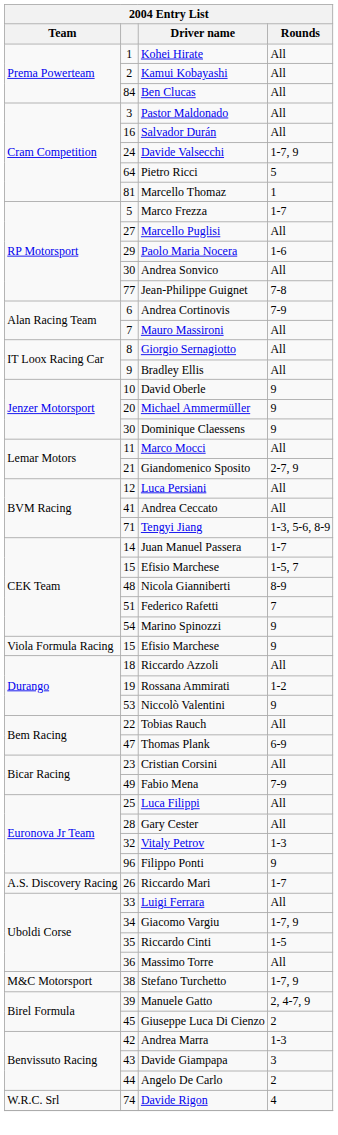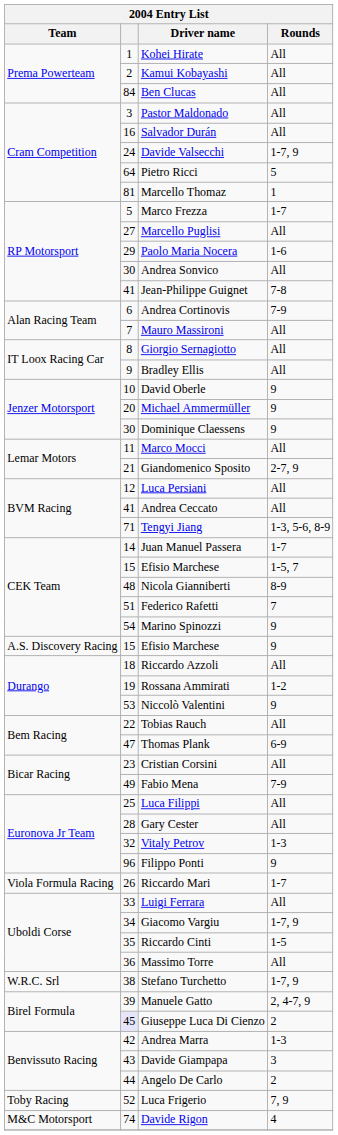(129, 290) 77 -> (129, 290) 41
(60, 645) Viola Formula Racing -> (62, 645) A.S. Discovery Racing
(62, 882) A.S. Discovery Racing -> (60, 882) Viola Formula Racing
(50, 981) M&C Motorsport -> (33, 981) W.R.C. Srl
(129, 1020) no background -> (129, 1020) lavender background
+ row: (174, 1099)
(33, 1099) W.R.C. Srl -> (50, 1119) M&C Motorsport
